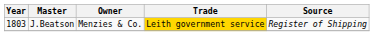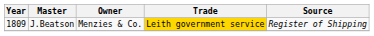(16, 24) 1803 -> (16, 24) 1809
